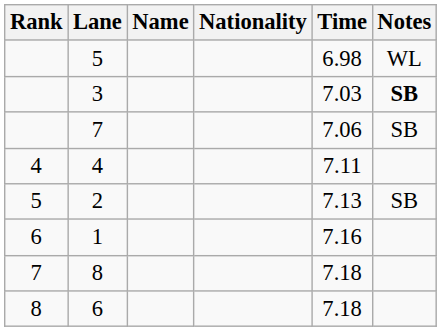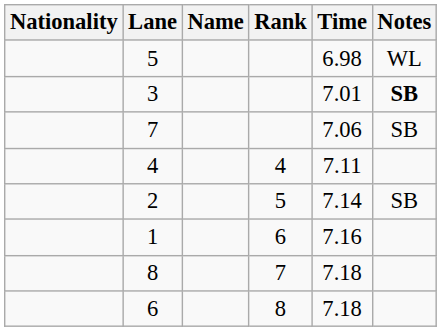columns swapped: (36, 22) <-> (253, 22)
(342, 93) 7.03 -> (342, 93) 7.01
(342, 201) 7.13 -> (342, 201) 7.14
